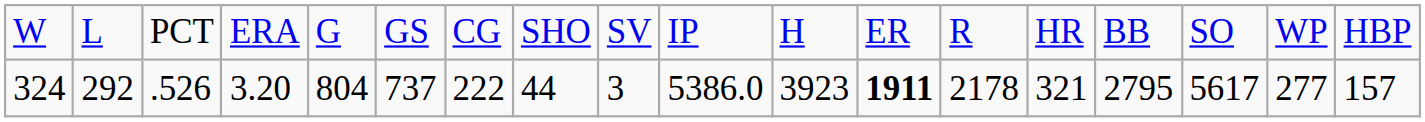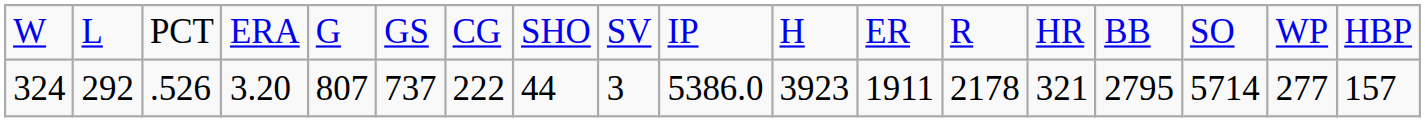(342, 87) 804 -> (342, 87) 807
(899, 87) bold -> (900, 87) normal
(1224, 87) 5617 -> (1225, 87) 5714
